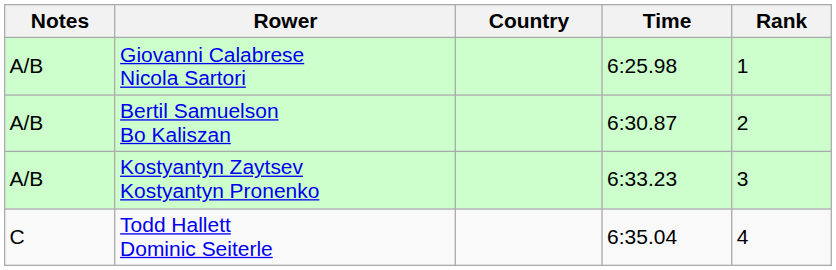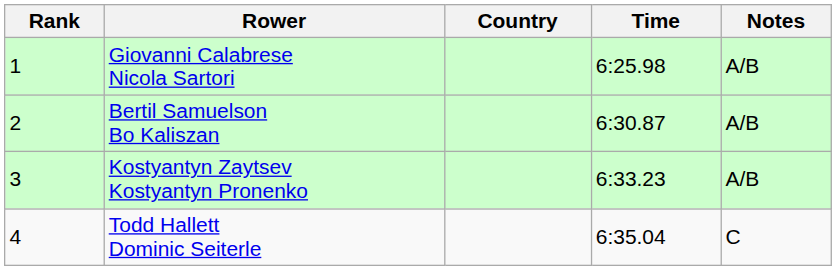columns swapped: (782, 21) <-> (60, 21)
